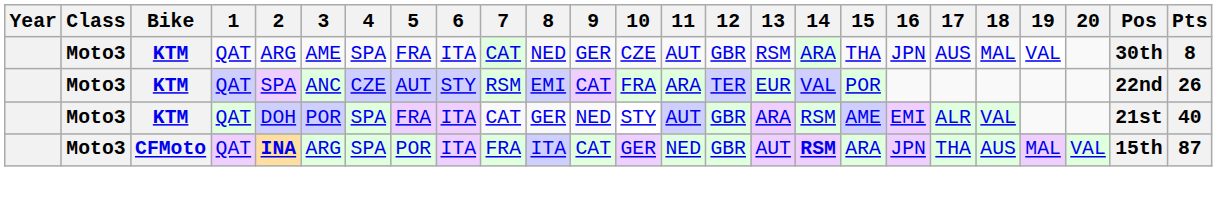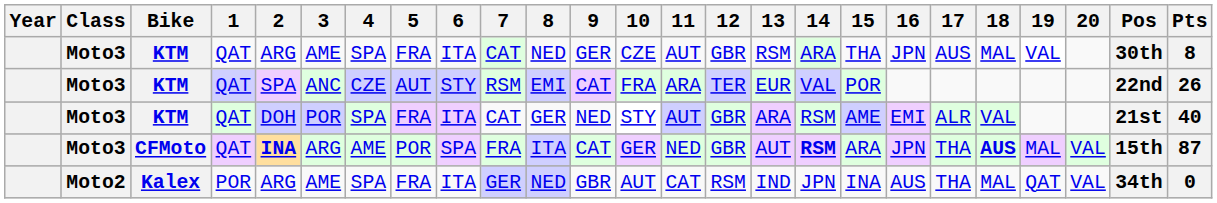(368, 150) SPA -> (368, 150) AME
(458, 150) ITA -> (458, 150) SPA
(998, 150) normal -> (998, 150) bold
+ row: (96, 182)
